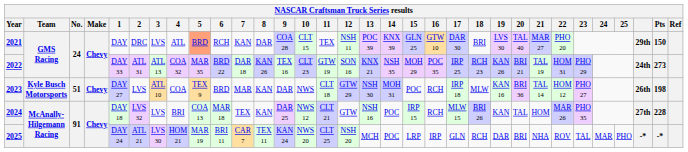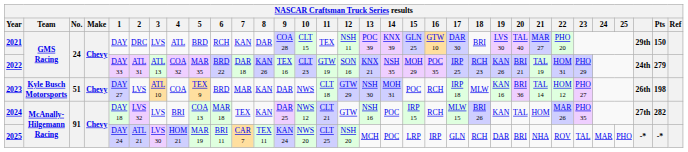(200, 43) lightsalmon background -> (200, 43) no background
(660, 66) 273 -> (660, 66) 279
(660, 112) 228 -> (660, 112) 282
